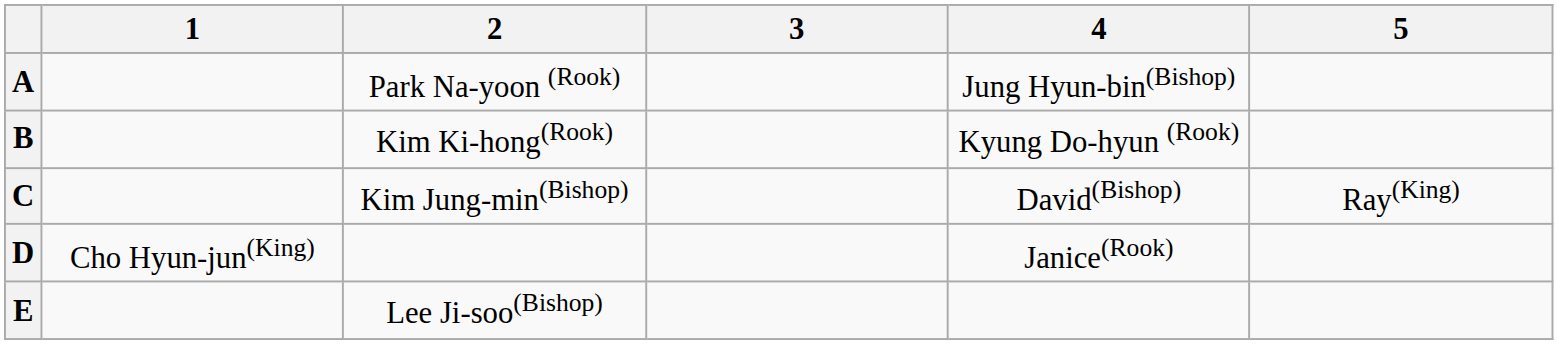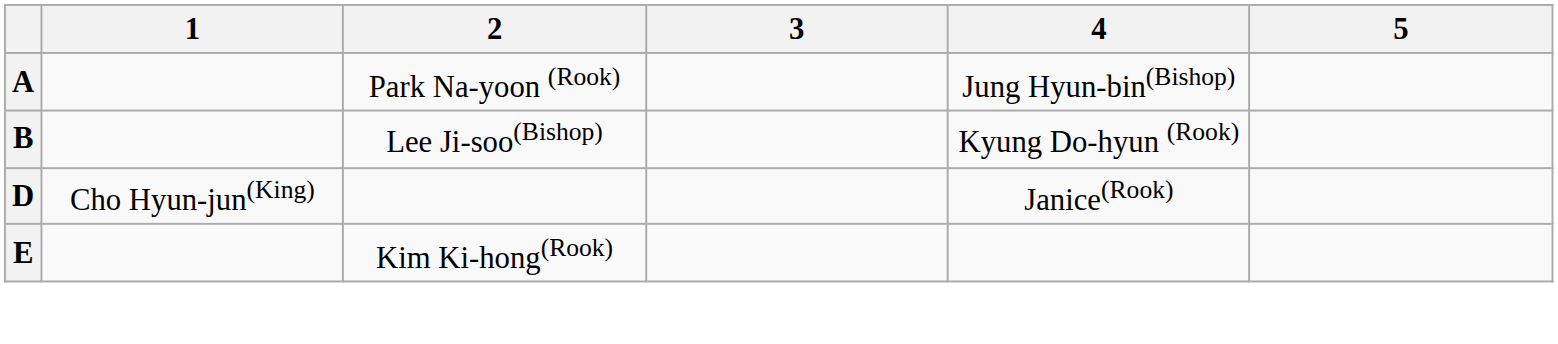(495, 138) Kim Ki-hong(Rook) -> (495, 138) Lee Ji-soo(Bishop)
- row: (23, 195)
(495, 309) Lee Ji-soo(Bishop) -> (495, 252) Kim Ki-hong(Rook)
